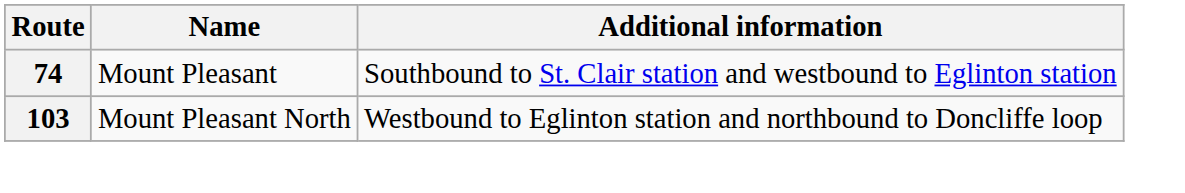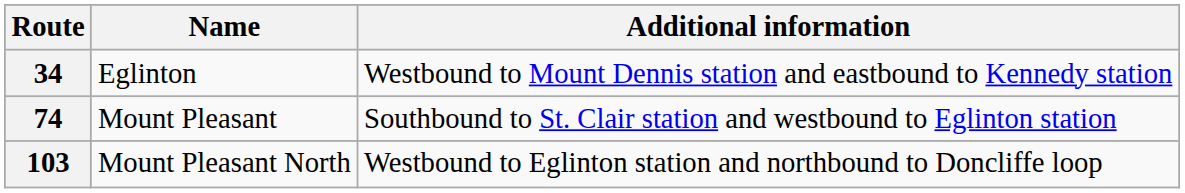+ row: (48, 72)
